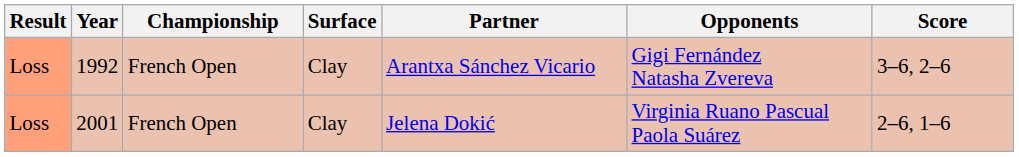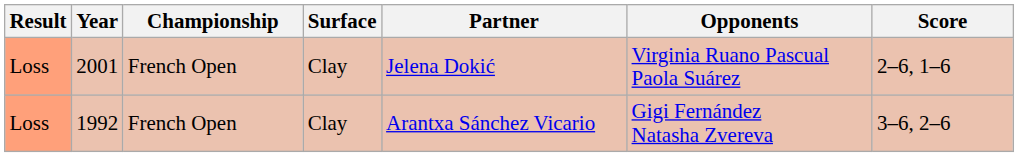rows swapped: (97, 66) <-> (97, 122)
